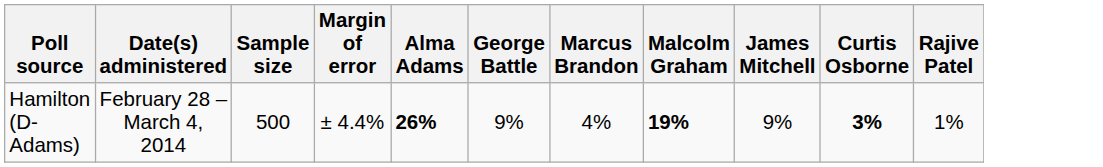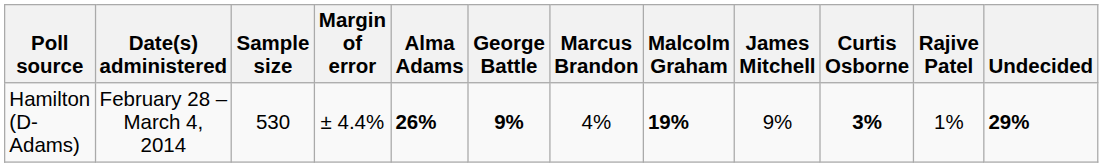+ column: (1041, 66)
(273, 122) 500 -> (273, 122) 530
(509, 122) normal -> (509, 122) bold
